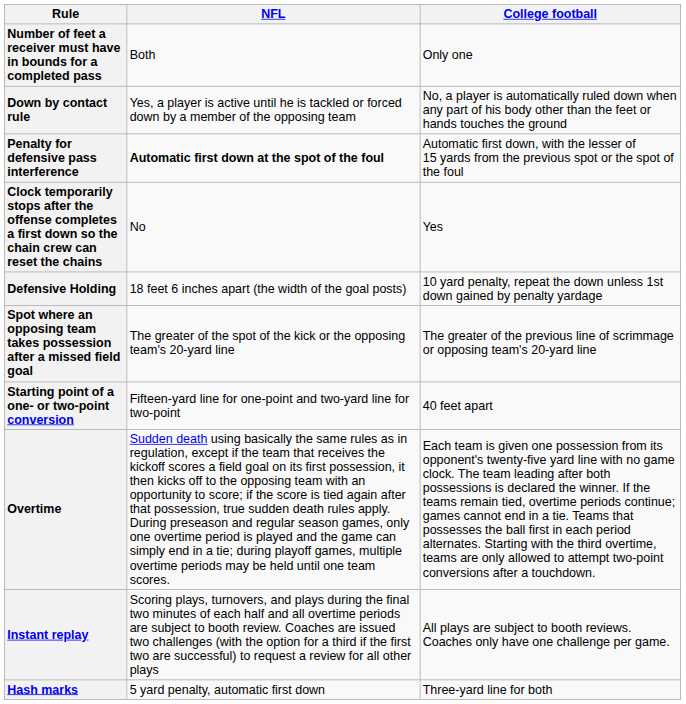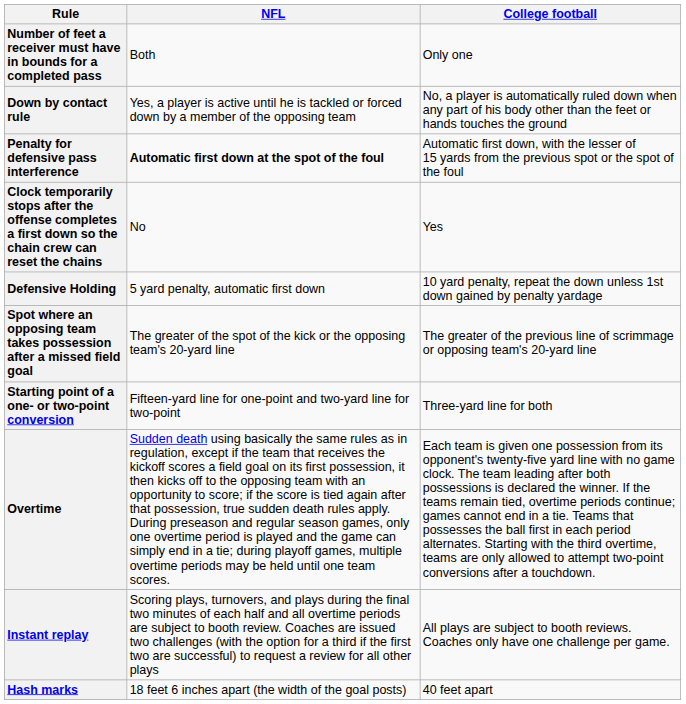(268, 288) 18 feet 6 inches apart (the width of the goal posts) -> (227, 288) 5 yard penalty, automatic first down
(458, 405) 40 feet apart -> (488, 405) Three-yard line for both
(227, 689) 5 yard penalty, automatic first down -> (268, 689) 18 feet 6 inches apart (the width of the goal posts)
(488, 689) Three-yard line for both -> (458, 689) 40 feet apart
